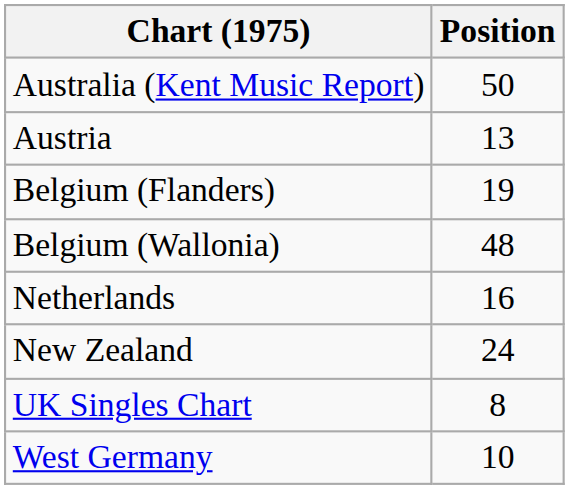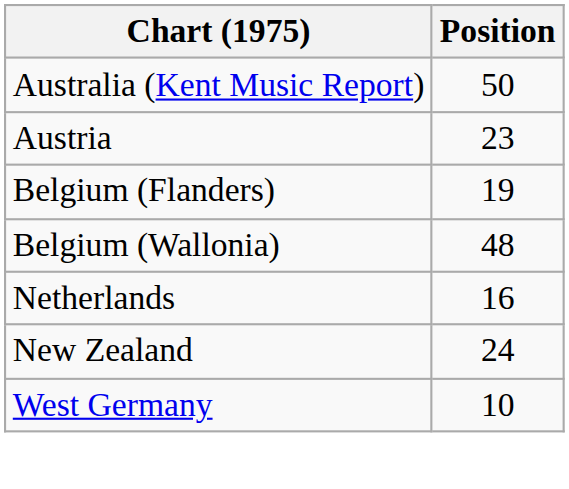(498, 137) 13 -> (498, 137) 23
- row: (132, 404)
